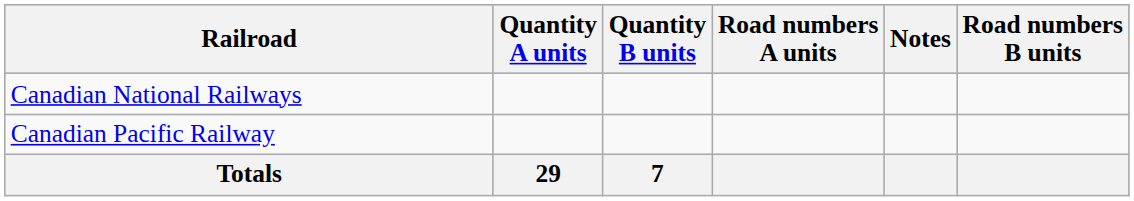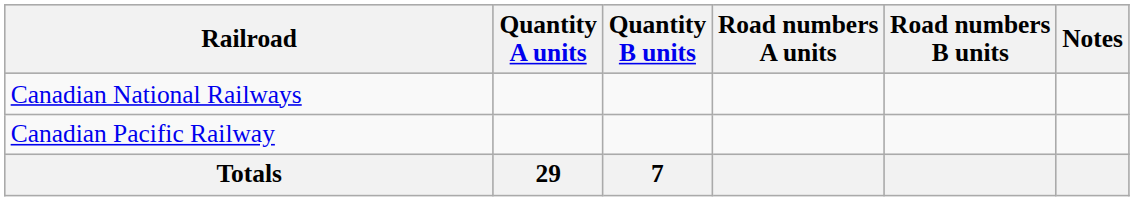columns swapped: (1043, 38) <-> (920, 38)
